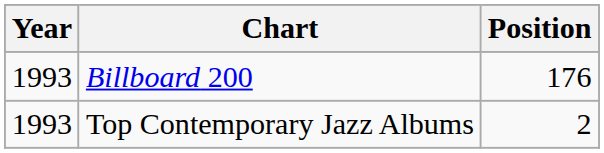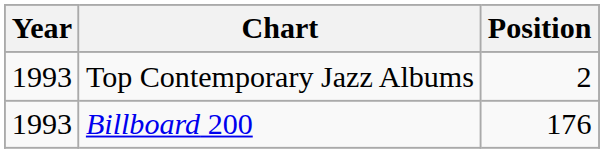rows swapped: (169, 76) <-> (280, 123)
